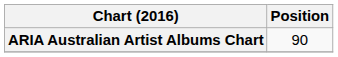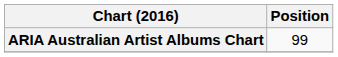(300, 39) 90 -> (300, 39) 99
